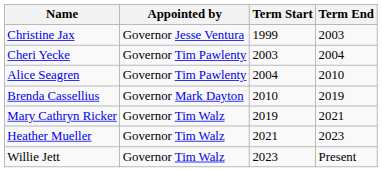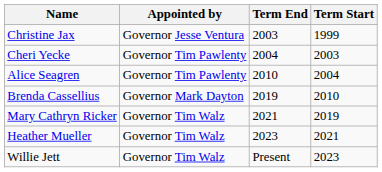columns swapped: (283, 14) <-> (346, 14)
